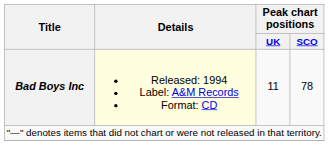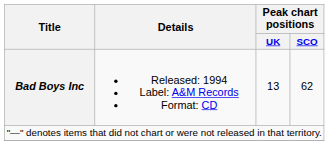(176, 93) lightyellow background -> (176, 93) no background
(273, 87) 11 -> (273, 87) 13
(307, 87) 78 -> (307, 87) 62
